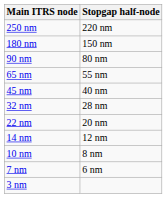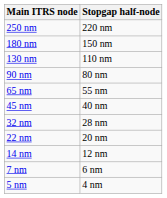+ row: (22, 59)
- row: (19, 153)
+ row: (17, 185)
- row: (17, 185)
